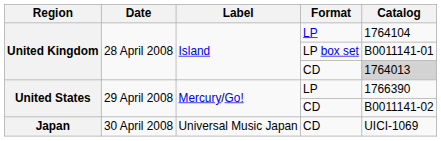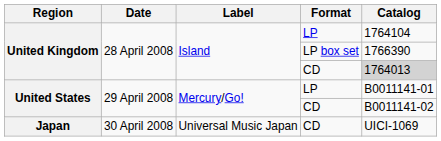(399, 51) B0011141-01 -> (387, 51) 1766390
(387, 88) 1766390 -> (399, 88) B0011141-01
